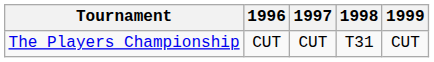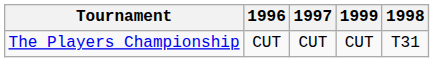columns swapped: (359, 18) <-> (405, 18)
